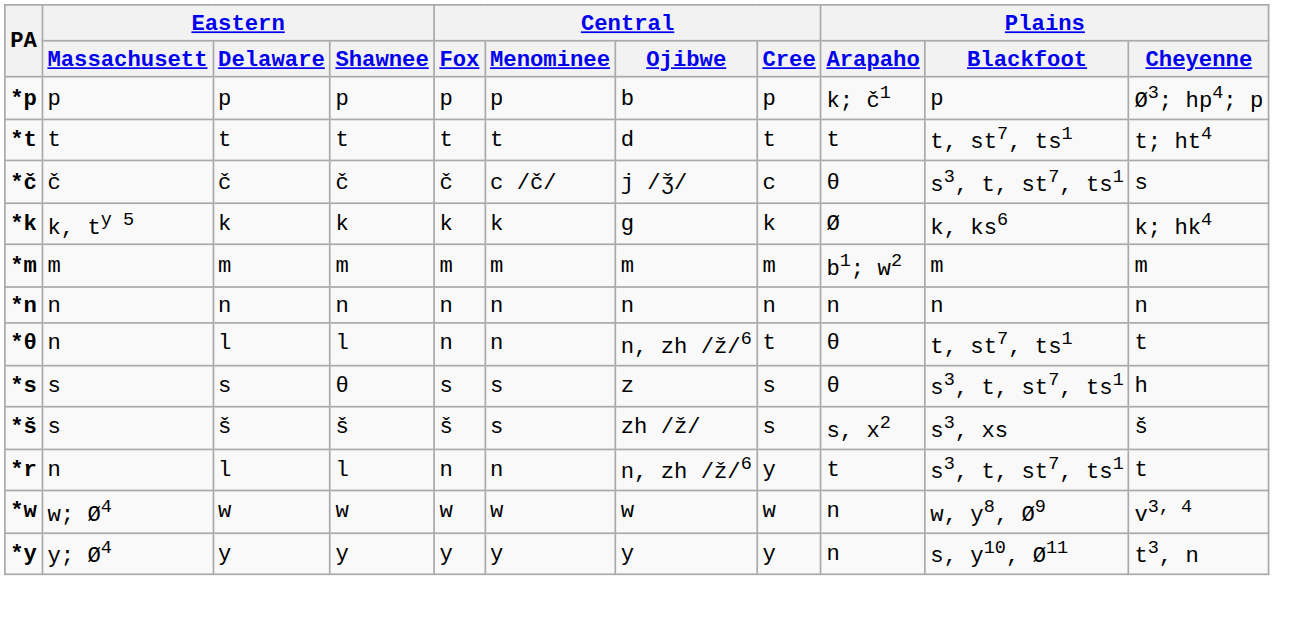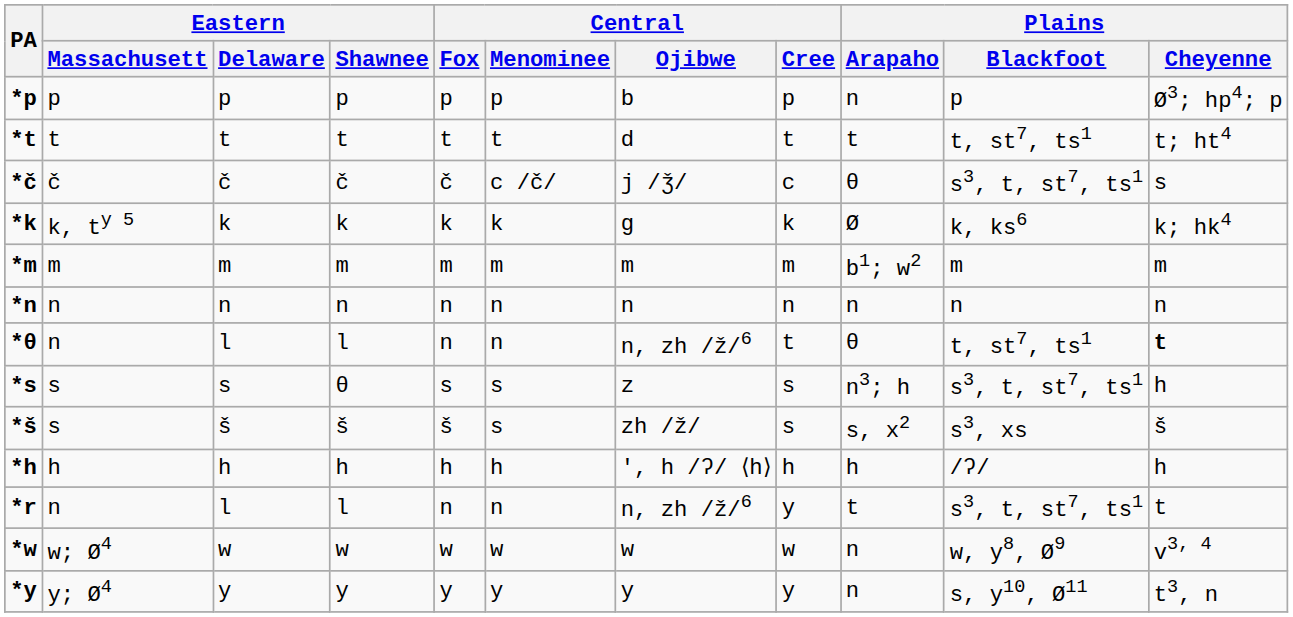(859, 98) k; č1 -> (852, 98) n
(1141, 344) normal -> (1160, 344) bold
(833, 386) θ -> (878, 386) n3; h
+ row: (23, 468)
